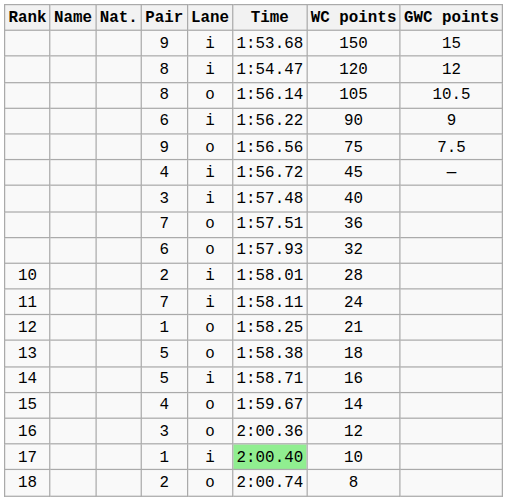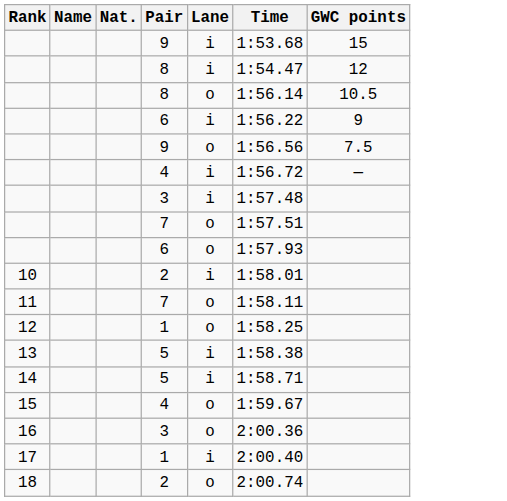- column: (354, 18)
(210, 302) i -> (210, 302) o
(210, 354) o -> (210, 354) i
(270, 457) lightgreen background -> (270, 457) no background
